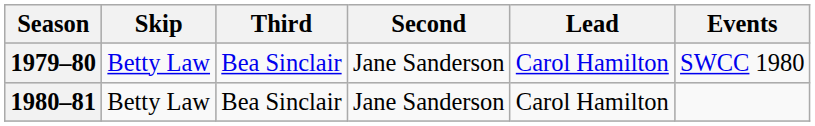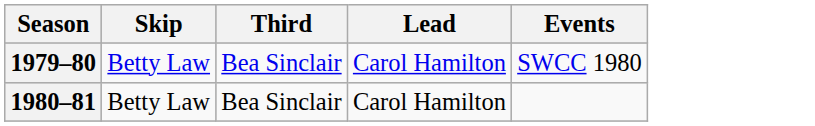- column: (429, 23)
